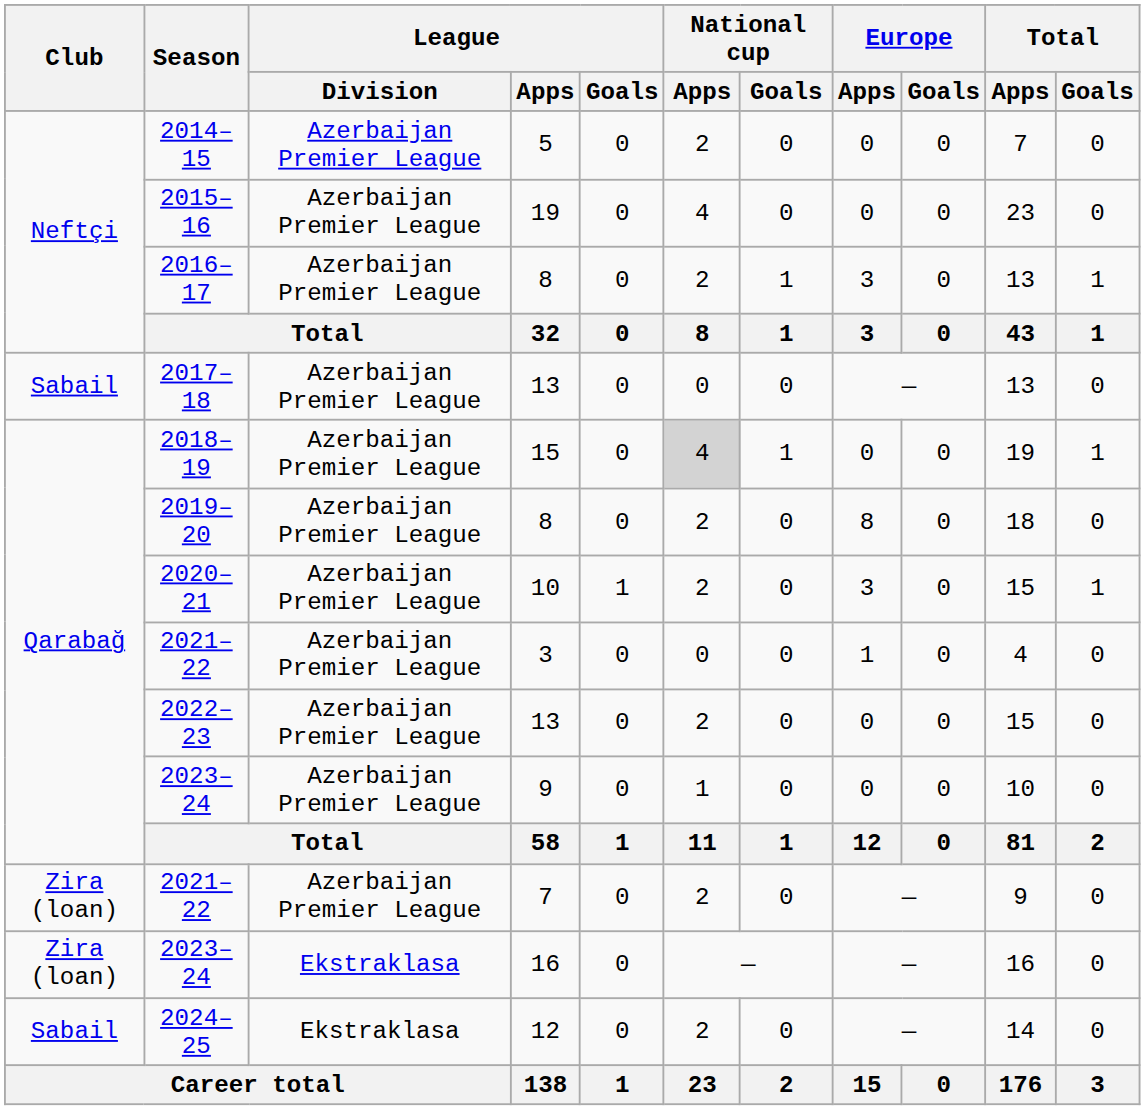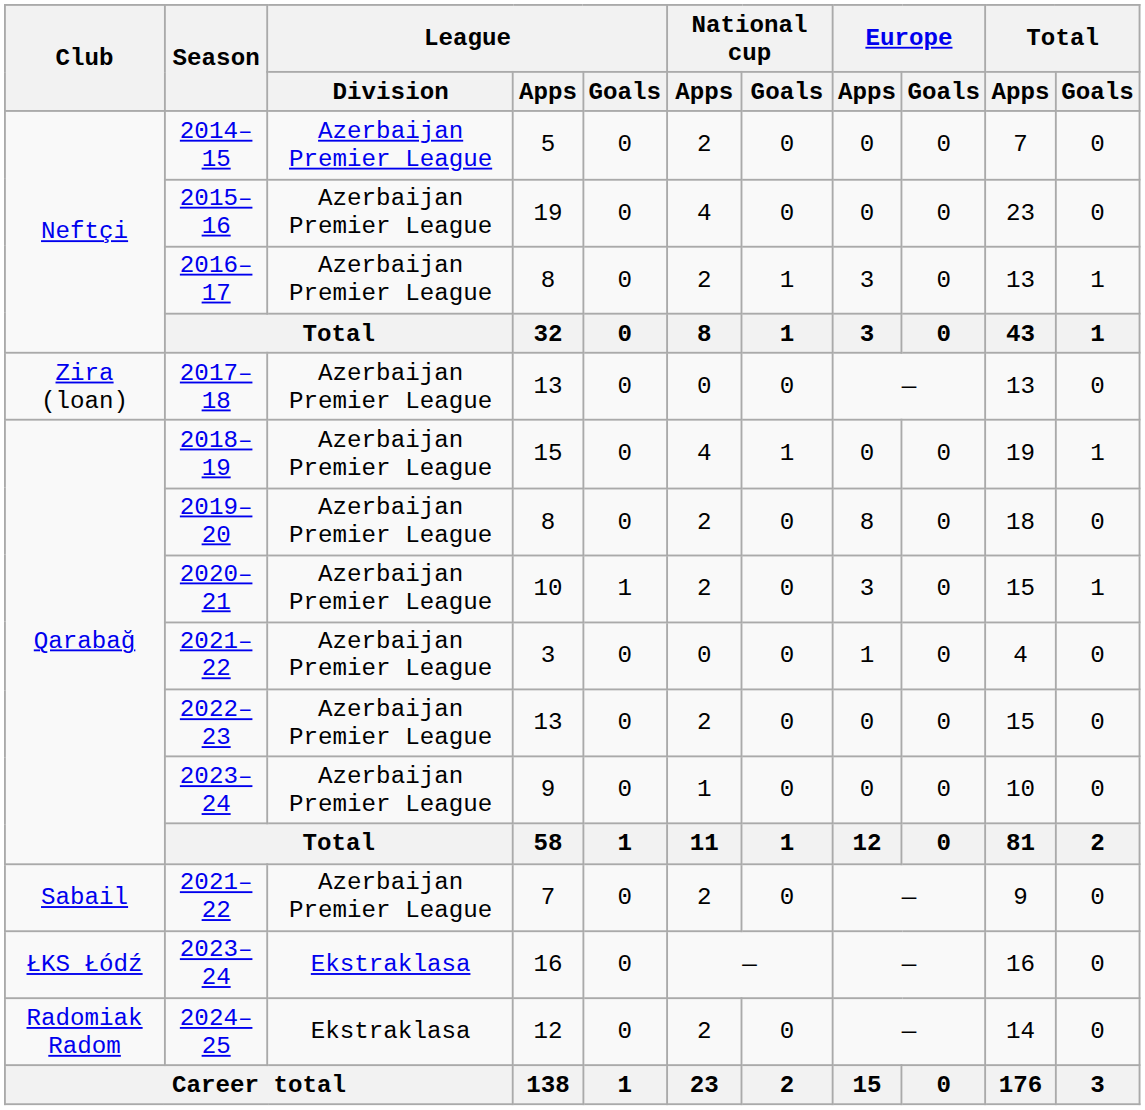(74, 387) Sabail -> (85, 387) Zira (loan)
(702, 454) lightgrey background -> (704, 454) no background
(74, 897) Zira (loan) -> (85, 897) Sabail
(74, 965) Zira (loan) -> (85, 965) ŁKS Łódź
(74, 1032) Sabail -> (85, 1032) Radomiak Radom
